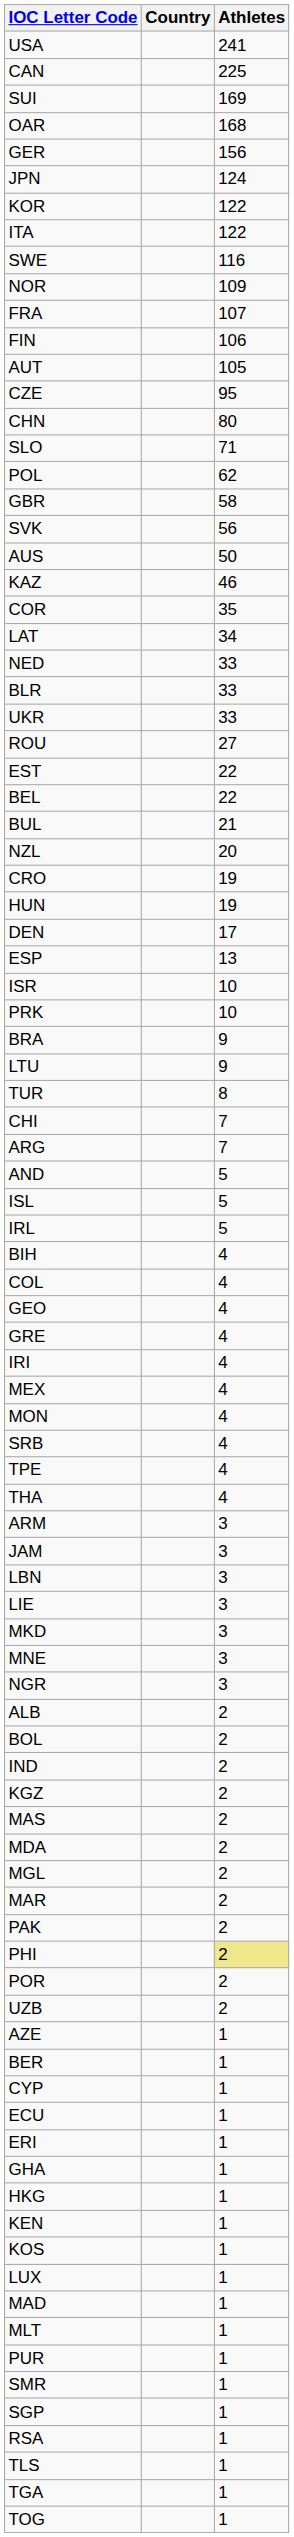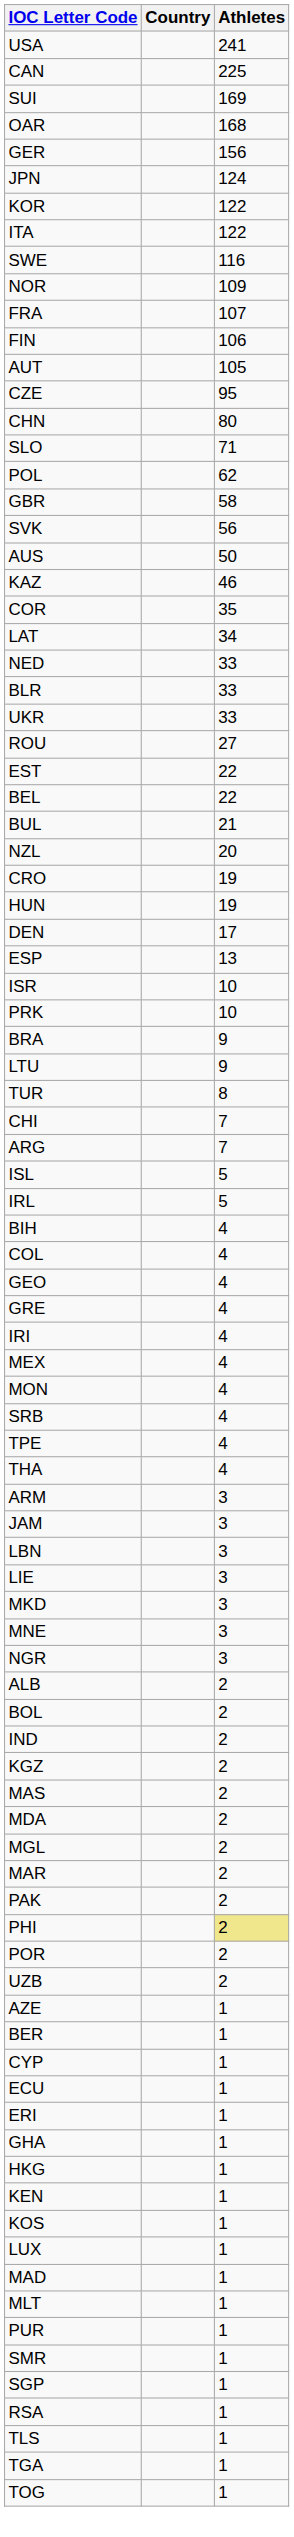- row: (26, 1174)
